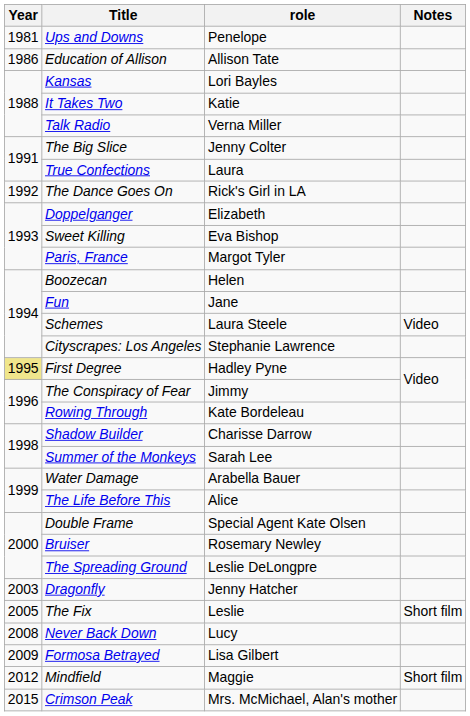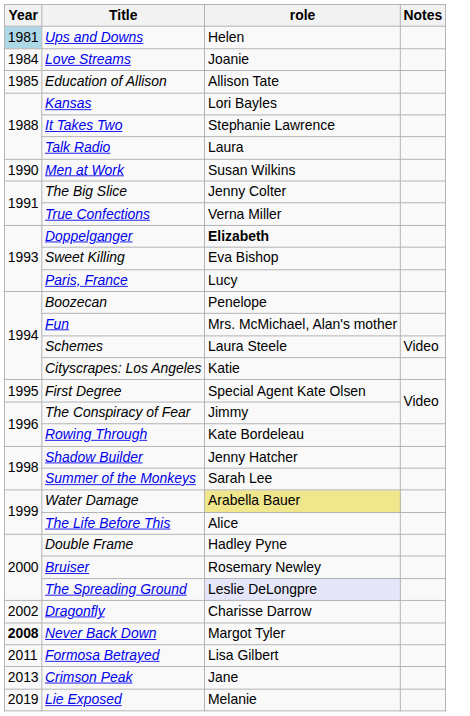(23, 37) no background -> (23, 37) lightblue background
(237, 37) Penelope -> (226, 37) Helen
+ row: (88, 59)
(23, 59) 1986 -> (23, 81) 1985
(224, 103) Katie -> (271, 125) Stephanie Lawrence
(245, 125) Verna Miller -> (226, 147) Laura
+ row: (84, 170)
(226, 170) Laura -> (245, 214) Verna Miller
- row: (109, 192)
(237, 214) normal -> (239, 236) bold
(247, 258) Margot Tyler -> (223, 280) Lucy
(226, 280) Helen -> (237, 302) Penelope
(223, 302) Jane -> (303, 324) Mrs. McMichael, Alan's mother
(271, 346) Stephanie Lawrence -> (224, 368) Katie
(23, 368) khaki background -> (23, 390) no background
(247, 368) Hadley Pyne -> (287, 390) Special Agent Kate Olsen
(260, 434) Charisse Darrow -> (253, 457) Jenny Hatcher
(254, 479) no background -> (254, 501) khaki background
(287, 523) Special Agent Kate Olsen -> (247, 545) Hadley Pyne
(263, 567) no background -> (263, 589) lavender background
(23, 589) 2003 -> (23, 611) 2002
(253, 589) Jenny Hatcher -> (260, 611) Charisse Darrow
- row: (68, 611)
(23, 633) normal -> (23, 633) bold
(223, 633) Lucy -> (247, 633) Margot Tyler
(23, 655) 2009 -> (23, 655) 2011
- row: (73, 677)
(23, 699) 2015 -> (23, 677) 2013
(303, 699) Mrs. McMichael, Alan's mother -> (223, 677) Jane
+ row: (83, 699)
